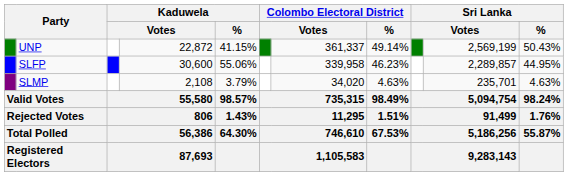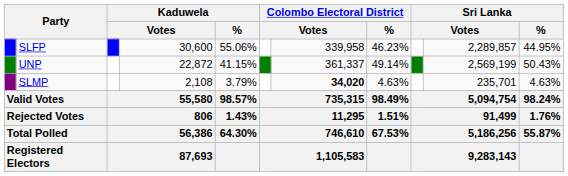rows swapped: (32, 64) <-> (30, 47)
(348, 82) normal -> (348, 82) bold
